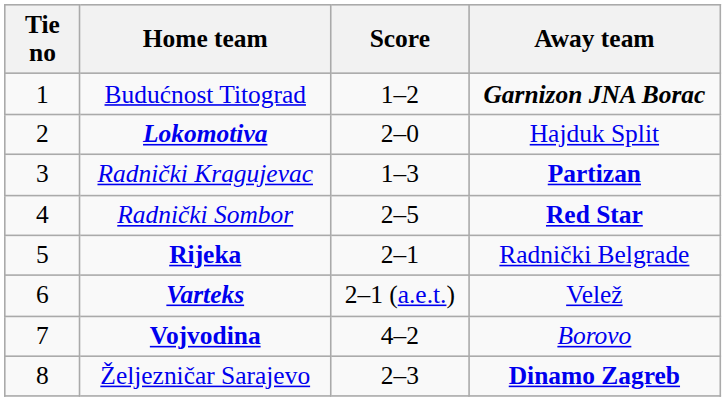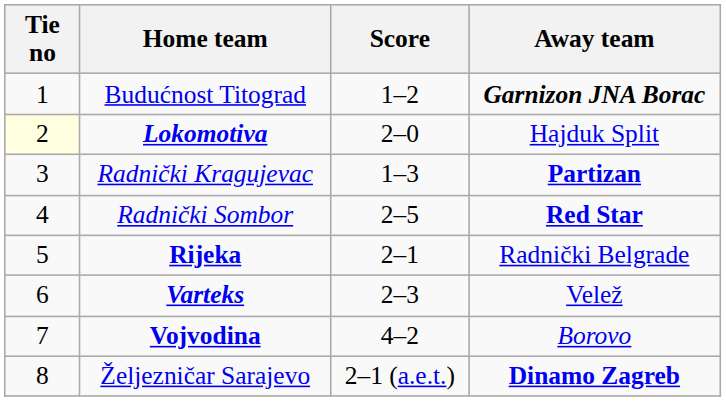(42, 133) no background -> (42, 133) lightyellow background
(400, 295) 2–1 (a.e.t.) -> (400, 295) 2–3
(400, 376) 2–3 -> (400, 376) 2–1 (a.e.t.)
